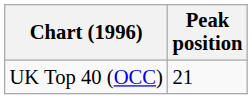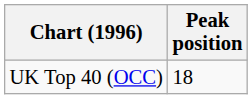(183, 76) 21 -> (183, 76) 18
